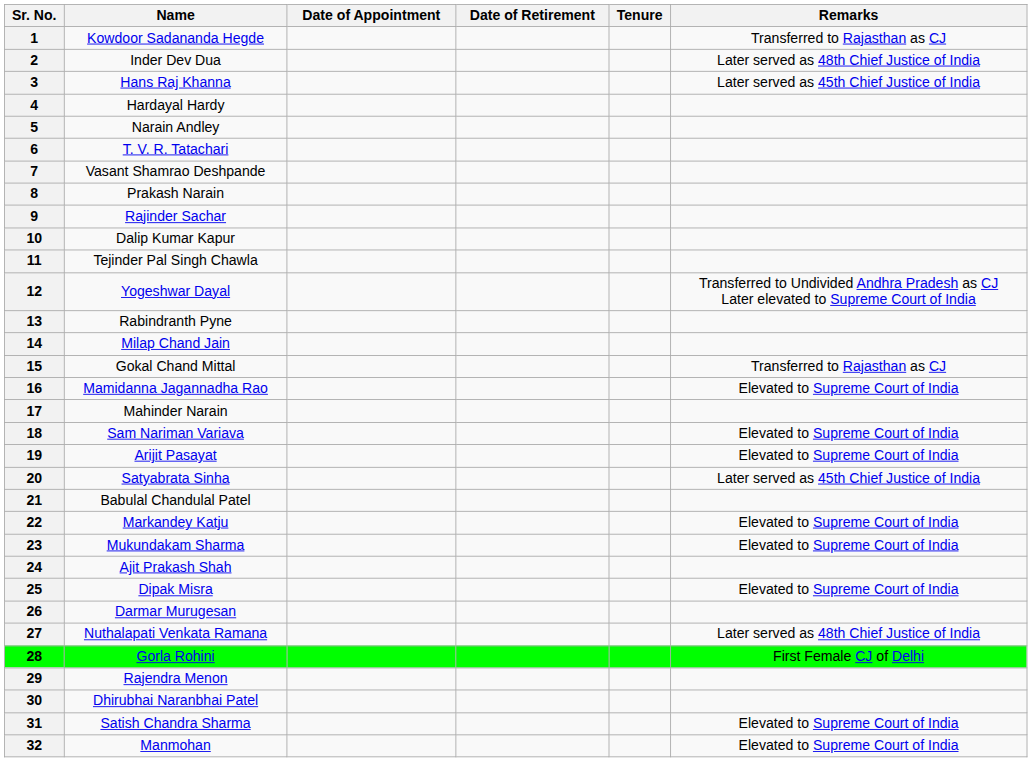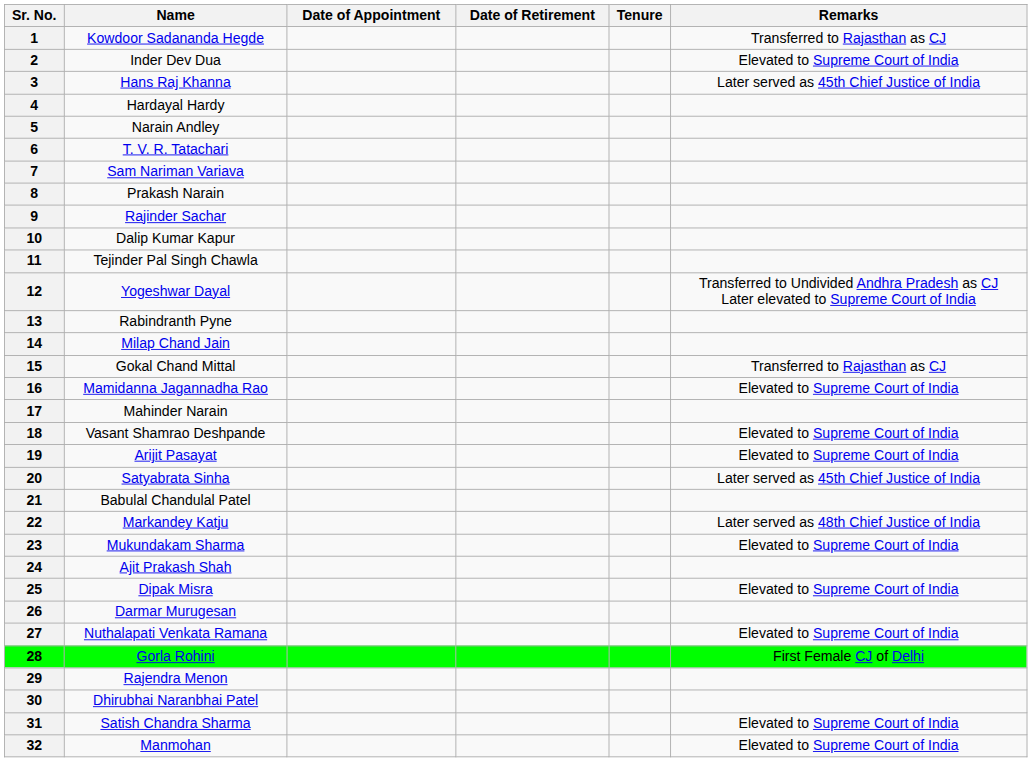(849, 60) Later served as 48th Chief Justice of India -> (849, 60) Elevated to Supreme Court of India
(176, 171) Vasant Shamrao Deshpande -> (176, 171) Sam Nariman Variava
(176, 433) Sam Nariman Variava -> (176, 433) Vasant Shamrao Deshpande
(849, 522) Elevated to Supreme Court of India -> (849, 522) Later served as 48th Chief Justice of India
(849, 634) Later served as 48th Chief Justice of India -> (849, 634) Elevated to Supreme Court of India
